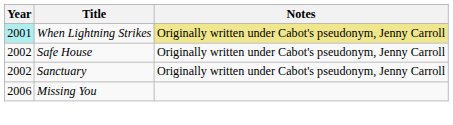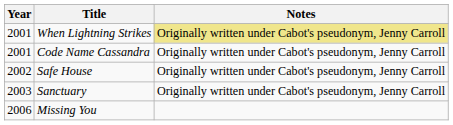(19, 33) paleturquoise background -> (19, 33) no background
+ row: (94, 52)
(19, 71) 2002 -> (19, 91) 2003
